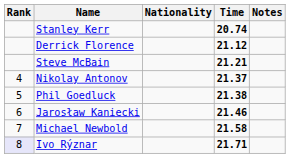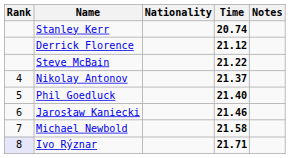(232, 62) 21.21 -> (232, 62) 21.22
(232, 95) 21.38 -> (232, 95) 21.40
